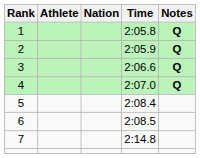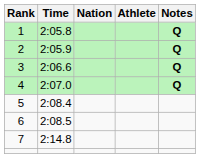columns swapped: (59, 13) <-> (140, 13)
